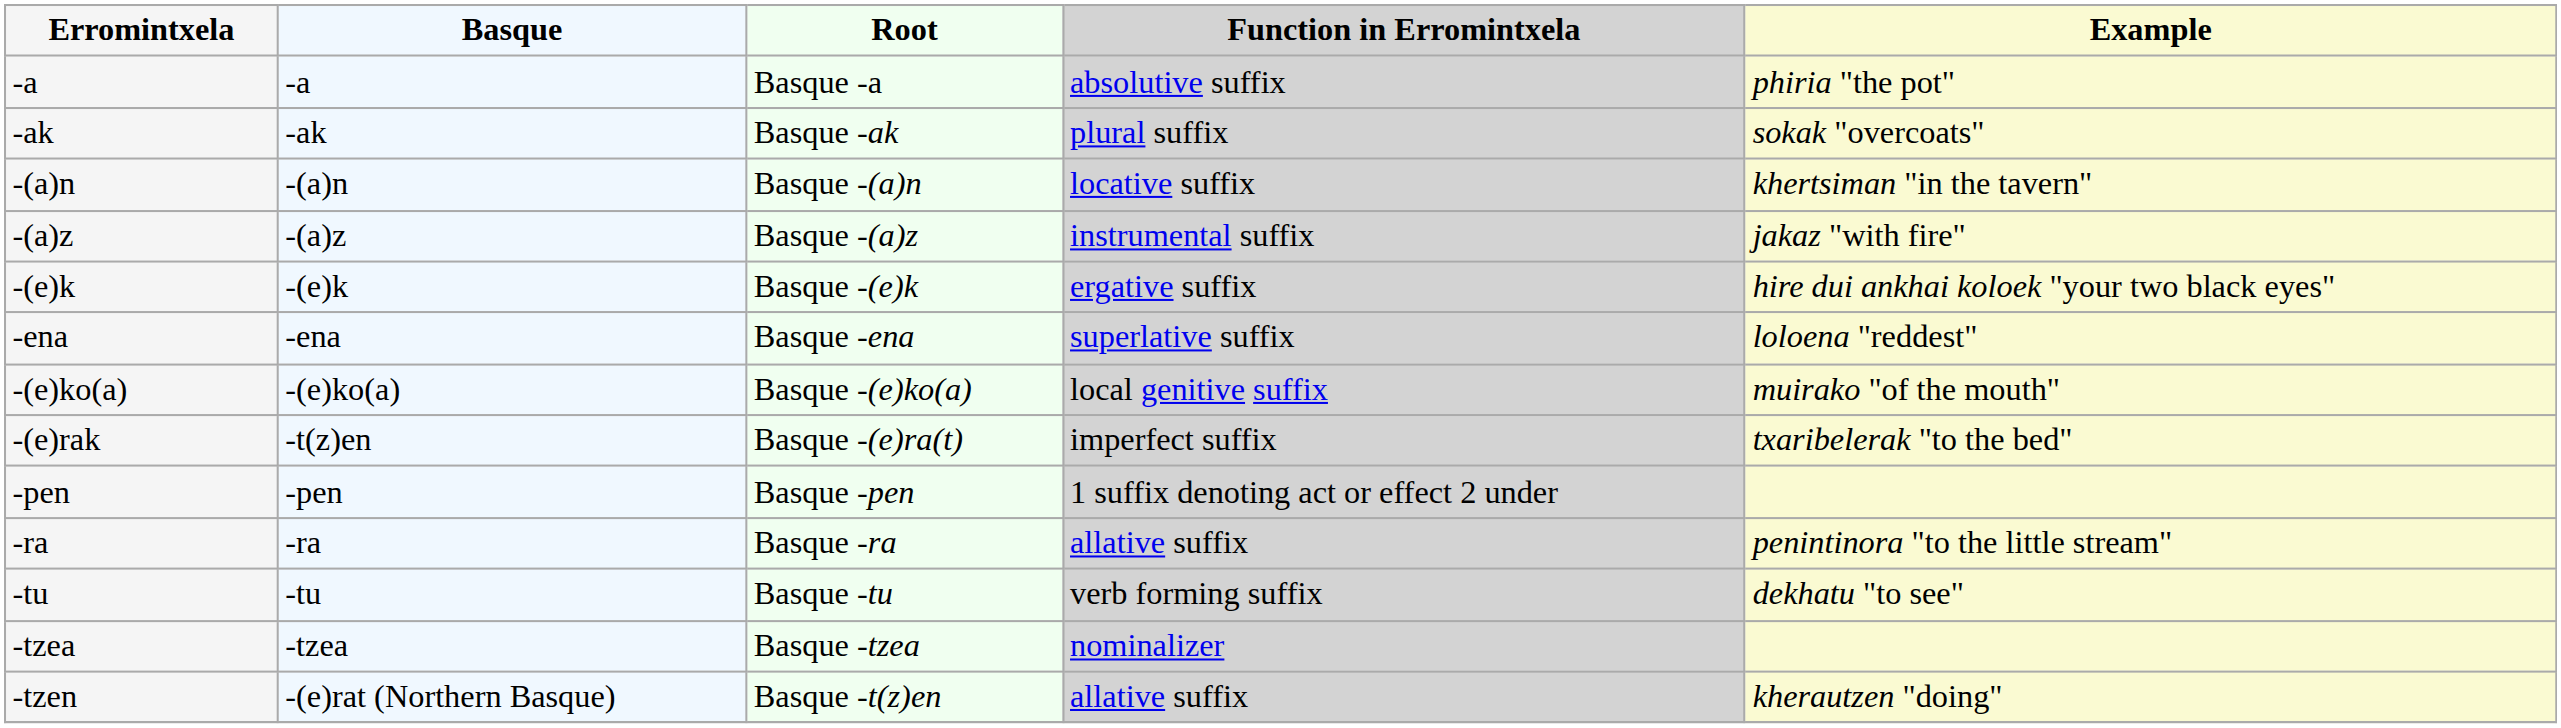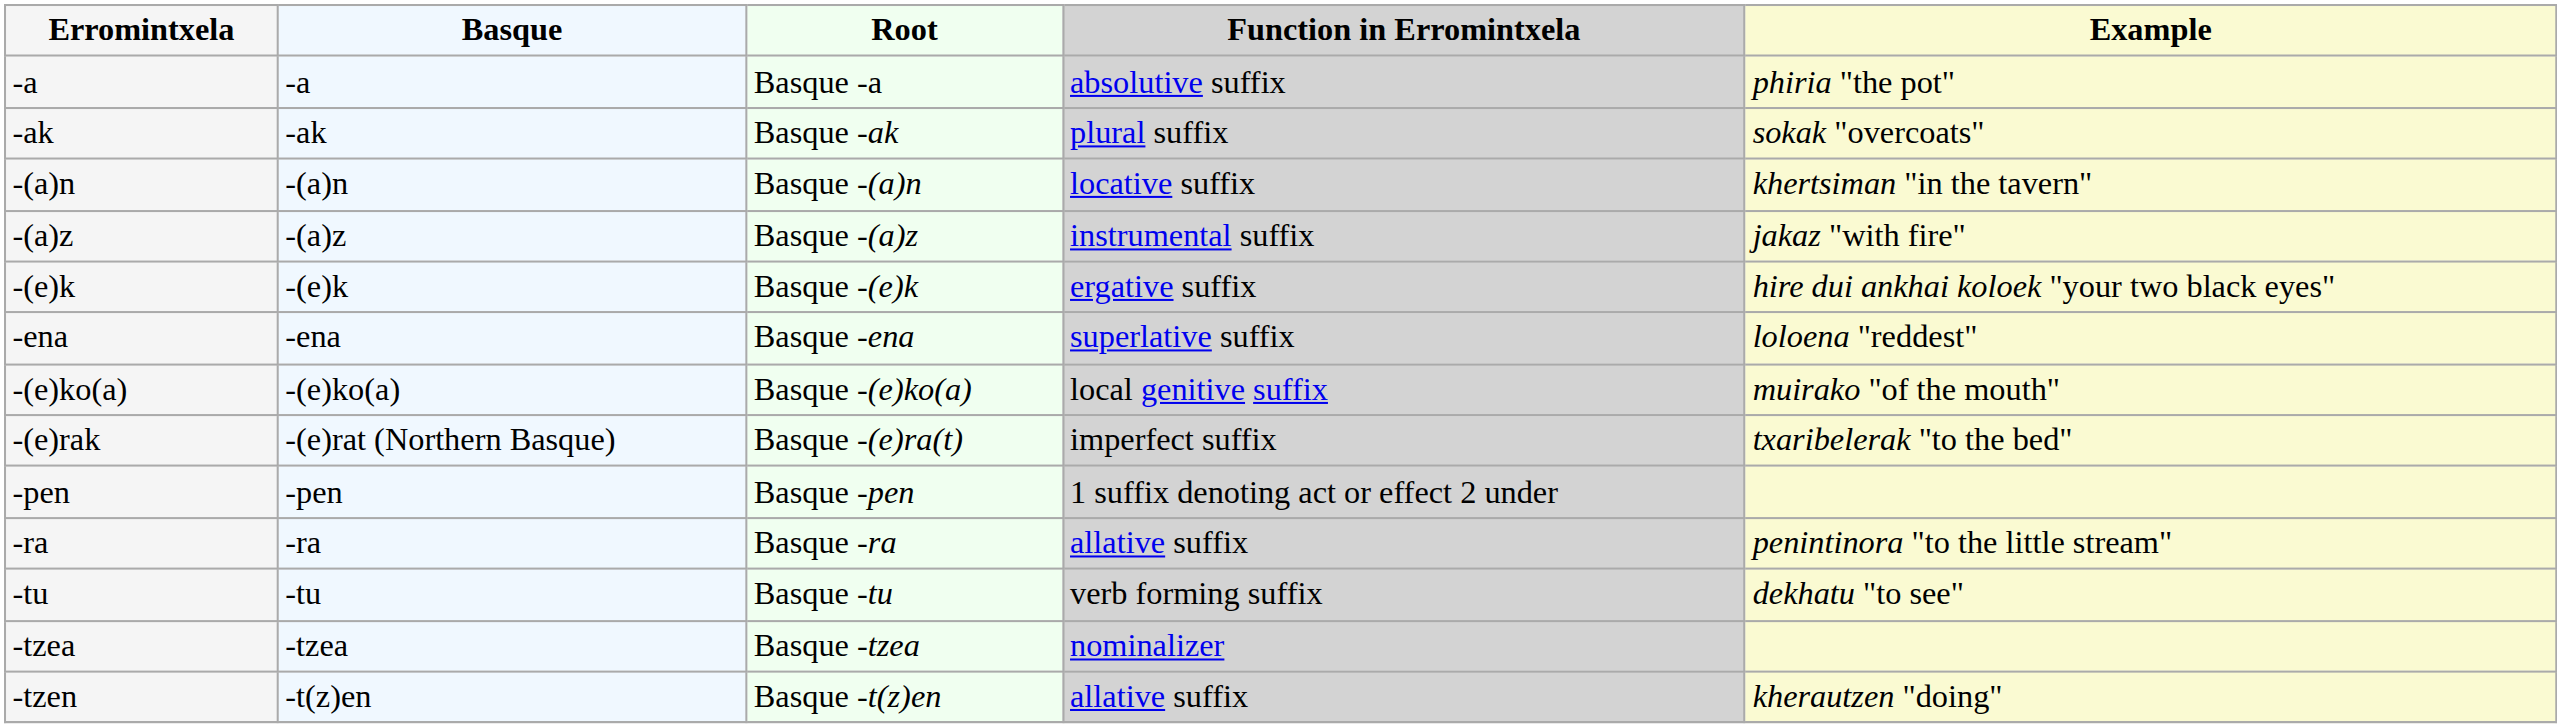(328, 440) -t(z)en -> (450, 440) -(e)rat (Northern Basque)
(450, 696) -(e)rat (Northern Basque) -> (328, 696) -t(z)en
